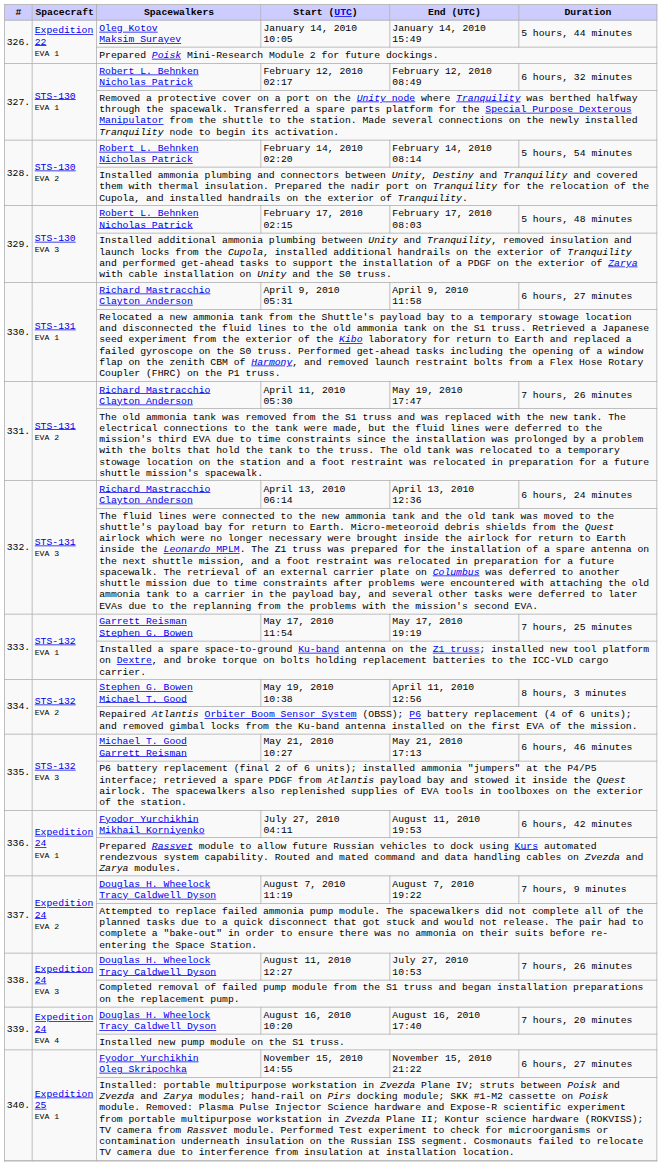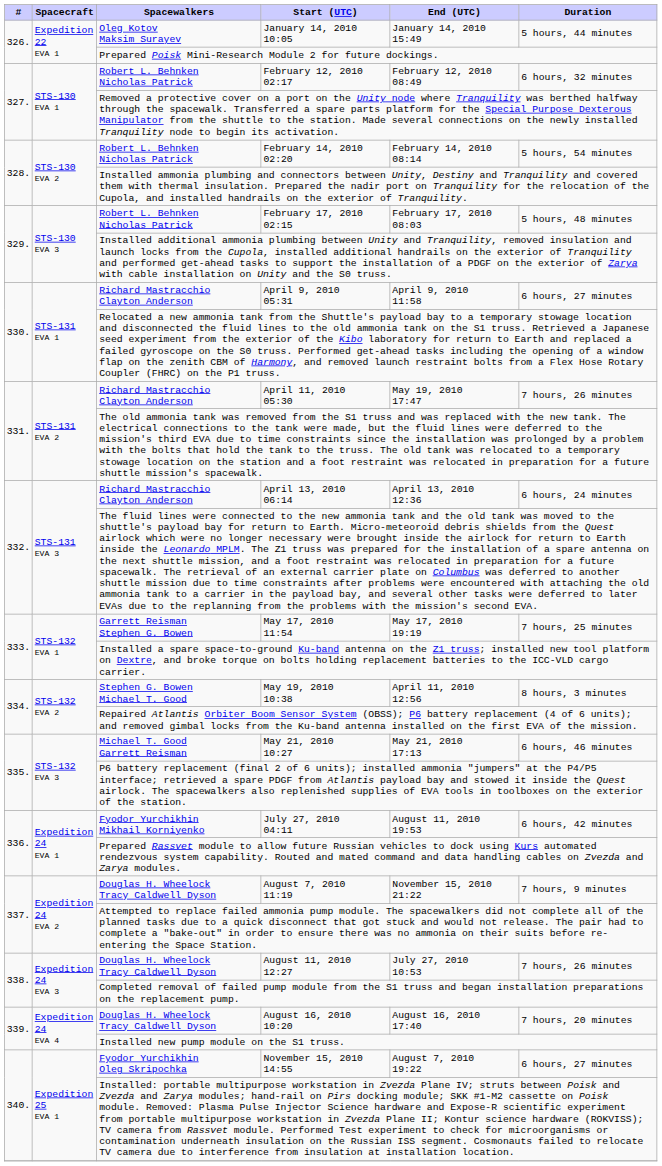(433, 890) August 7, 2010 19:22 -> (442, 890) November 15, 2010 21:22
(442, 1064) November 15, 2010 21:22 -> (433, 1064) August 7, 2010 19:22
